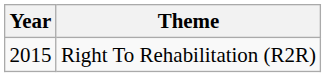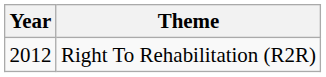(30, 54) 2015 -> (30, 54) 2012
